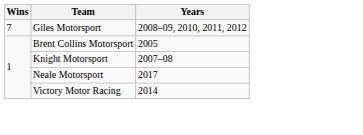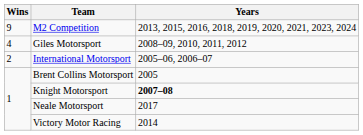+ row: (66, 28)
(9, 28) 7 -> (9, 43) 4
+ row: (82, 59)
(155, 59) normal -> (155, 91) bold
